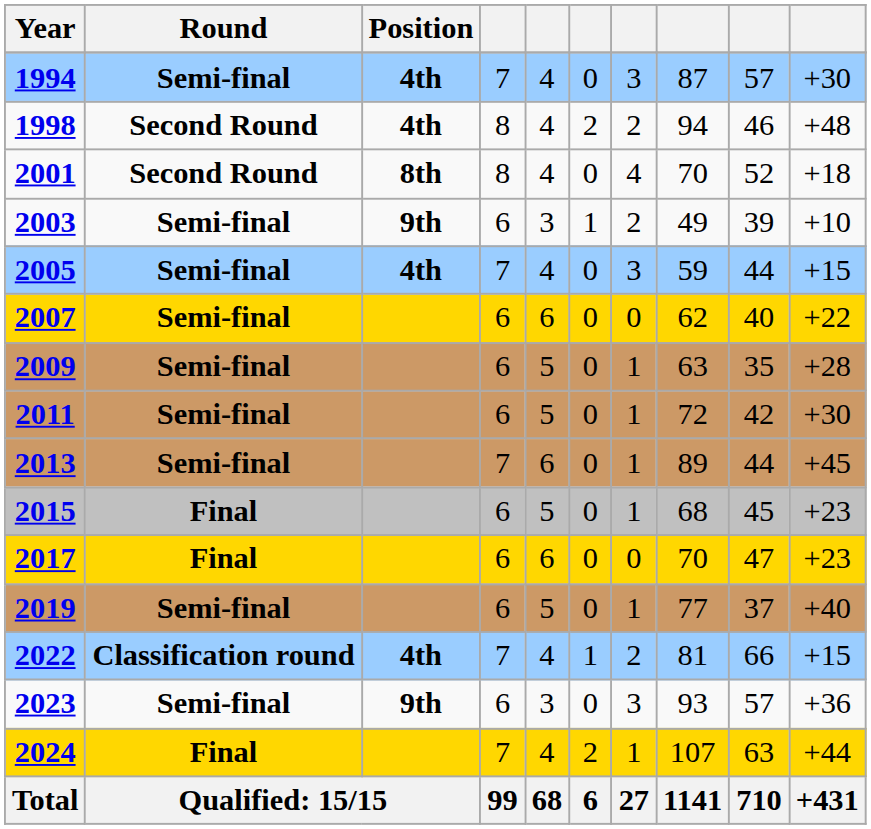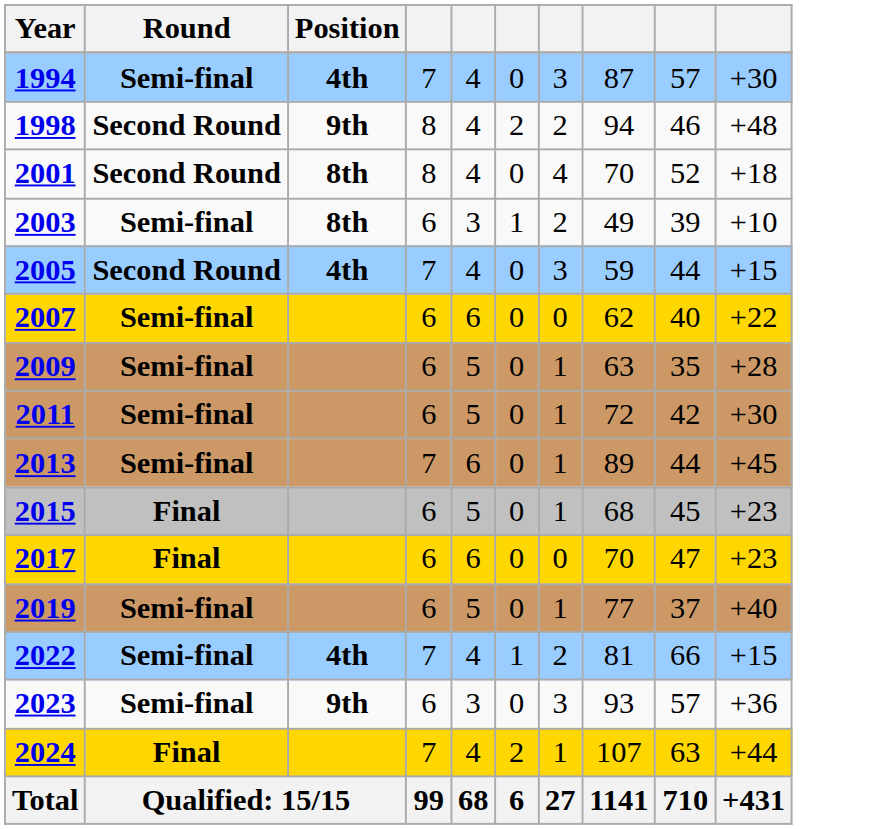(421, 125) 4th -> (347, 125) 9th
(421, 221) 9th -> (347, 221) 8th
(223, 269) Semi-final -> (187, 269) Second Round
(223, 655) Classification round -> (187, 655) Semi-final
